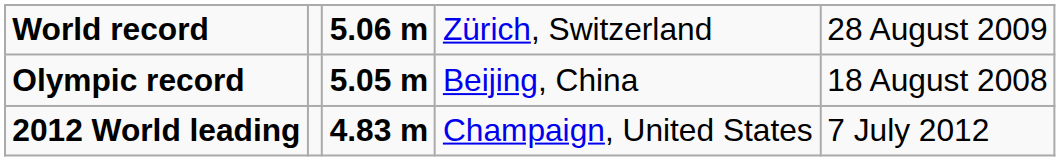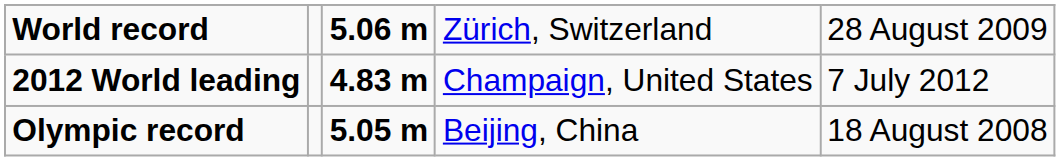rows swapped: (128, 79) <-> (156, 130)
